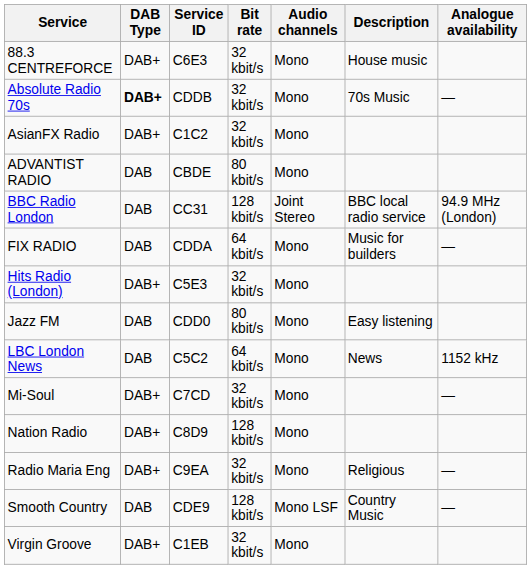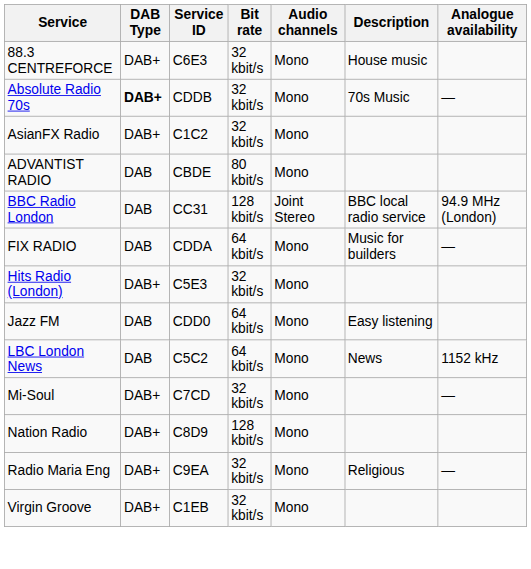(247, 321) 80 kbit/s -> (247, 321) 64 kbit/s
- row: (57, 508)
